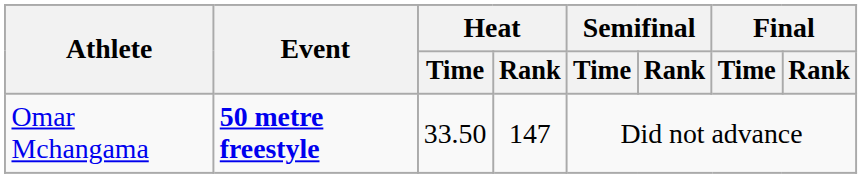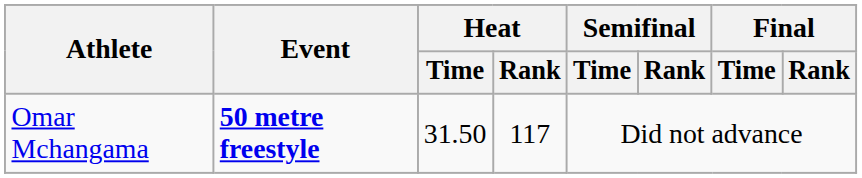(455, 133) 33.50 -> (455, 133) 31.50
(530, 133) 147 -> (530, 133) 117
